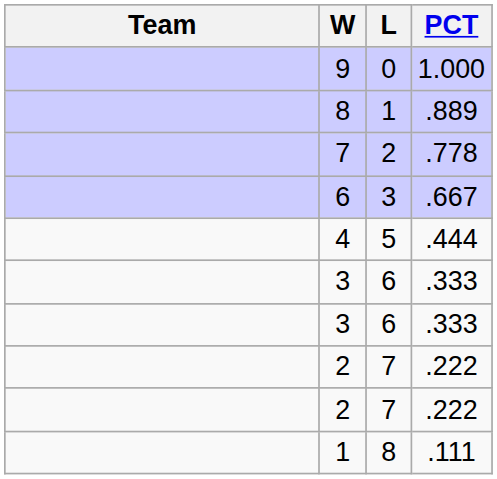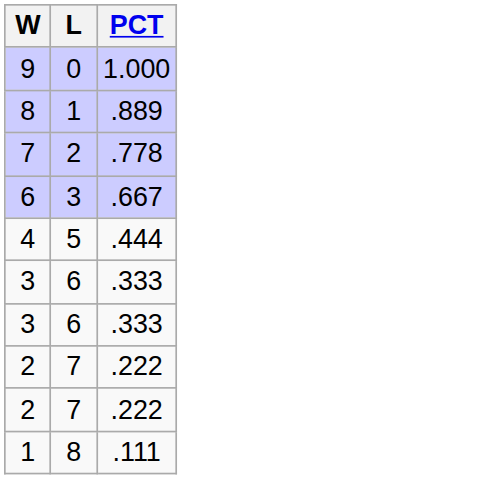- column: (162, 25)
